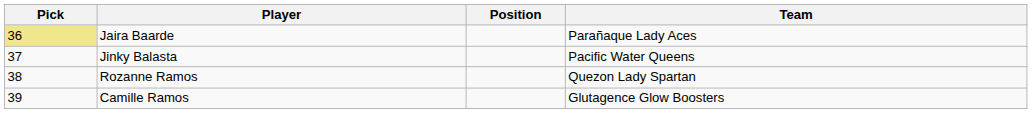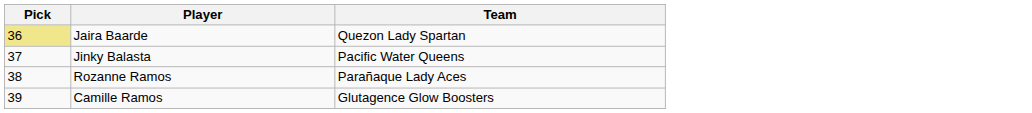- column: (516, 14)
(632, 35) Parañaque Lady Aces -> (402, 35) Quezon Lady Spartan
(632, 77) Quezon Lady Spartan -> (402, 77) Parañaque Lady Aces
